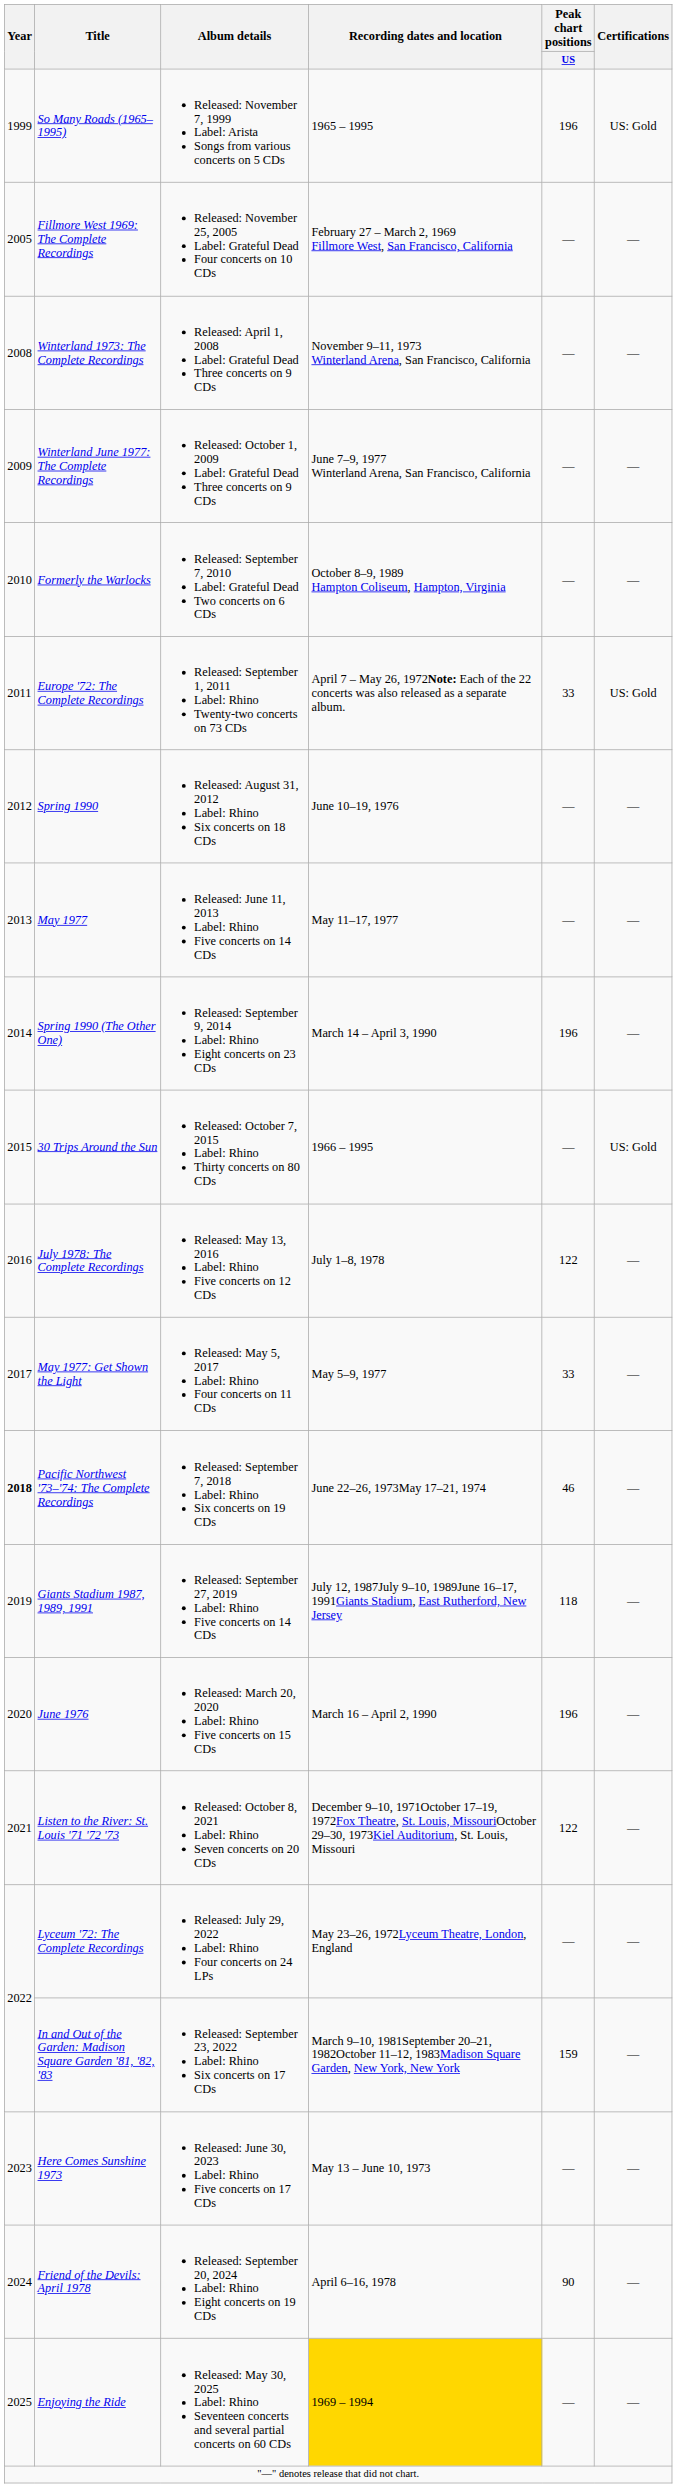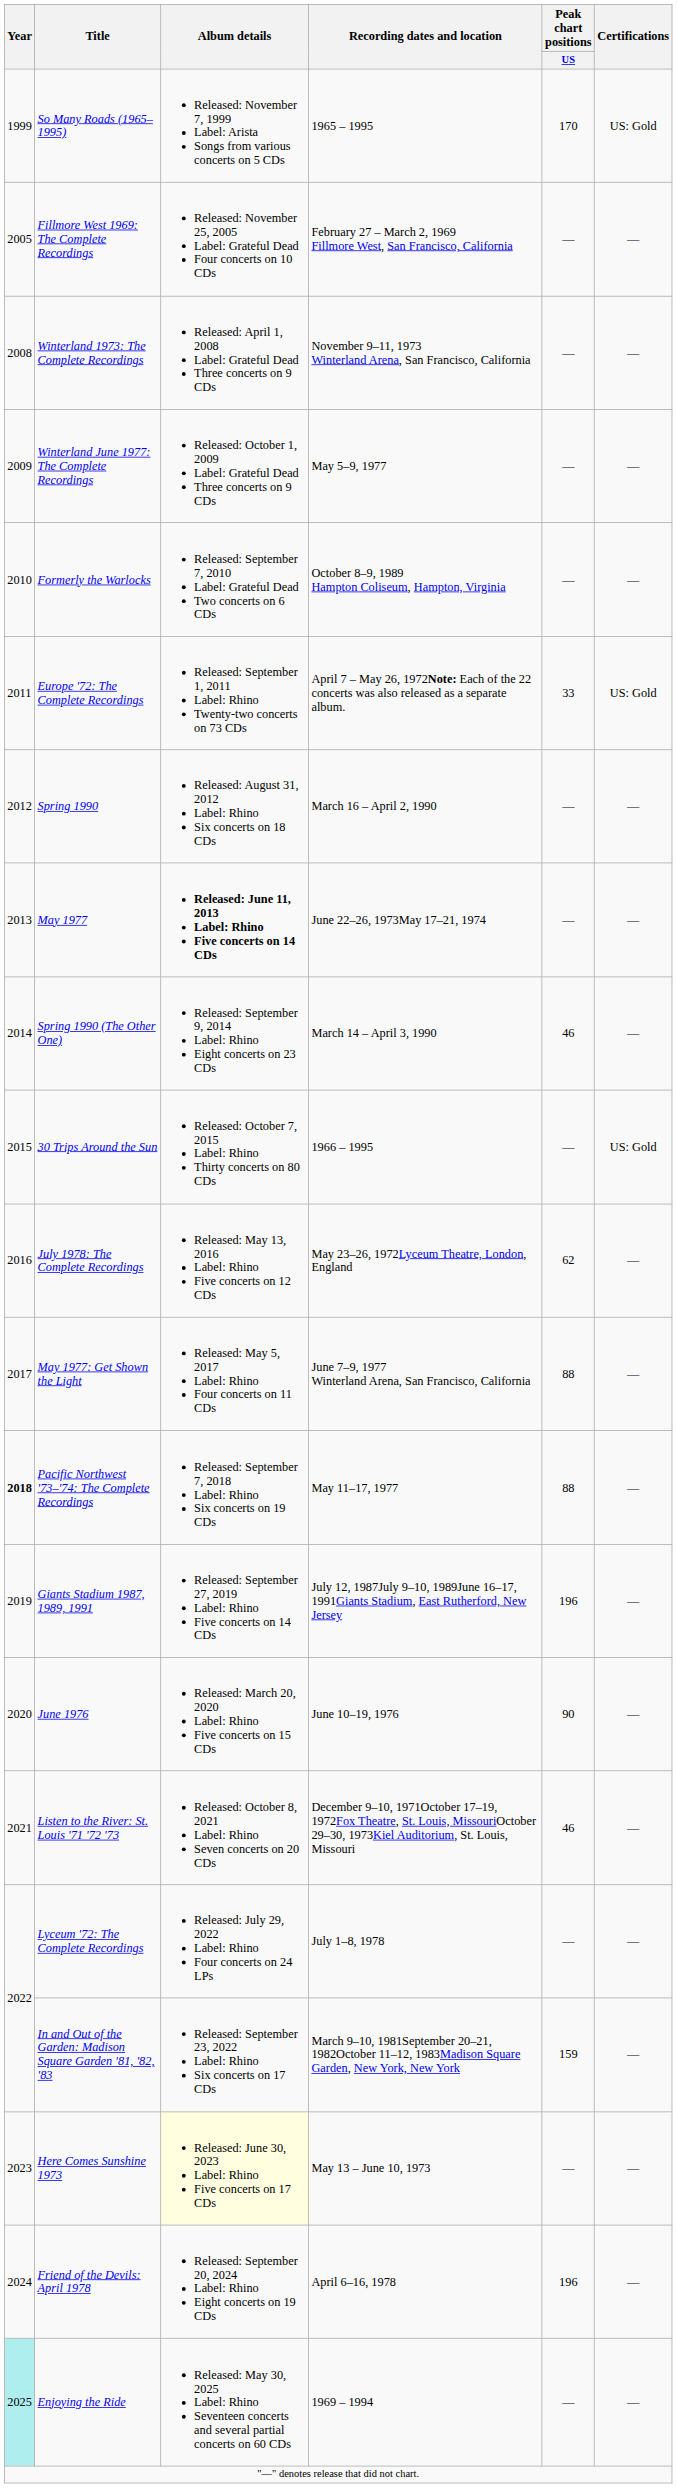(568, 125) 196 -> (568, 125) 170
(421, 466) June 7–9, 1977 Winterland Arena, San Francisco, California -> (349, 466) May 5–9, 1977
(355, 806) June 10–19, 1976 -> (374, 806) March 16 – April 2, 1990
(235, 927) normal -> (235, 927) bold
(355, 920) May 11–17, 1977 -> (399, 920) June 22–26, 1973May 17–21, 1974
(568, 1033) 196 -> (568, 1033) 46
(348, 1260) July 1–8, 1978 -> (419, 1260) May 23–26, 1972Lyceum Theatre, London, England
(568, 1260) 122 -> (568, 1260) 62
(349, 1374) May 5–9, 1977 -> (421, 1374) June 7–9, 1977 Winterland Arena, San Francisco, California
(568, 1374) 33 -> (568, 1374) 88
(399, 1487) June 22–26, 1973May 17–21, 1974 -> (355, 1487) May 11–17, 1977
(568, 1487) 46 -> (568, 1487) 88
(568, 1600) 118 -> (568, 1600) 196
(374, 1714) March 16 – April 2, 1990 -> (355, 1714) June 10–19, 1976
(568, 1714) 196 -> (568, 1714) 90
(568, 1827) 122 -> (568, 1827) 46
(419, 1941) May 23–26, 1972Lyceum Theatre, London, England -> (348, 1941) July 1–8, 1978
(235, 2175) no background -> (235, 2175) lightyellow background
(568, 2281) 90 -> (568, 2281) 196
(20, 2402) no background -> (20, 2402) paleturquoise background
(342, 2402) gold background -> (342, 2402) no background
